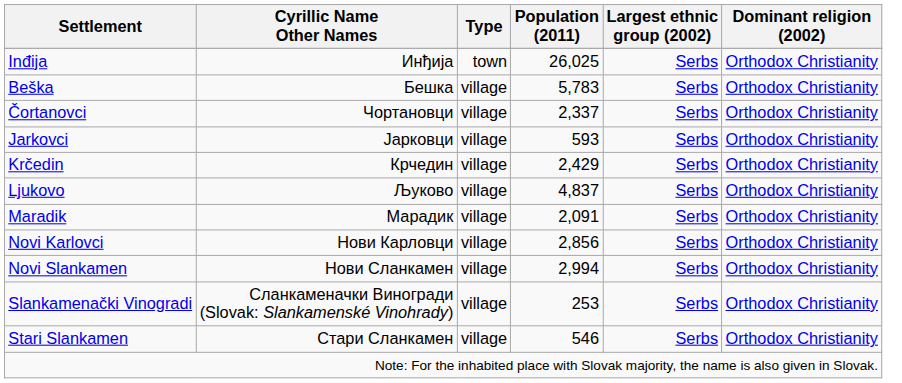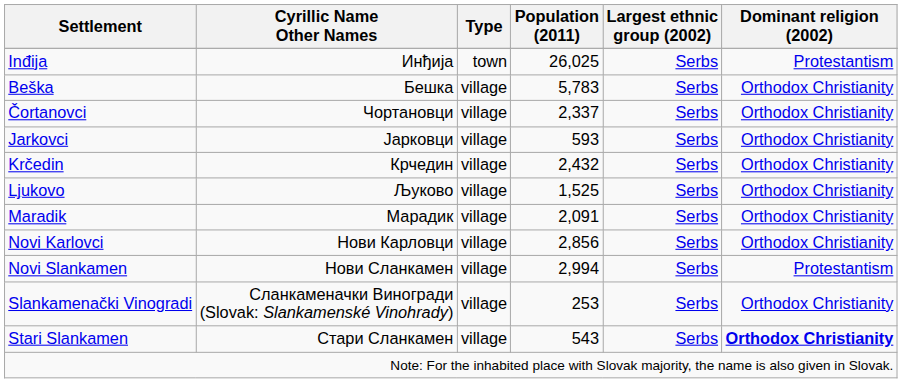(802, 61) Orthodox Christianity -> (843, 61) Protestantism
(579, 165) 2,429 -> (579, 165) 2,432
(579, 191) 4,837 -> (579, 191) 1,525
(802, 268) Orthodox Christianity -> (843, 268) Protestantism
(585, 338) 546 -> (585, 338) 543
(802, 338) normal -> (809, 338) bold
